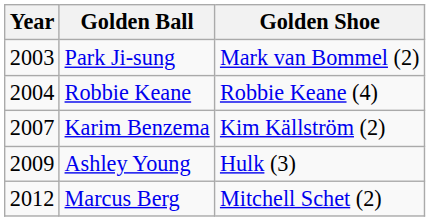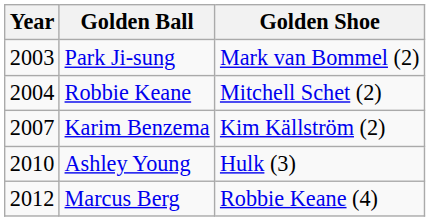(299, 92) Robbie Keane (4) -> (301, 92) Mitchell Schet (2)
(32, 163) 2009 -> (32, 163) 2010
(301, 198) Mitchell Schet (2) -> (299, 198) Robbie Keane (4)
